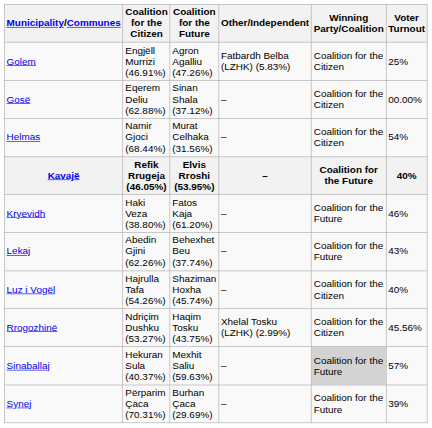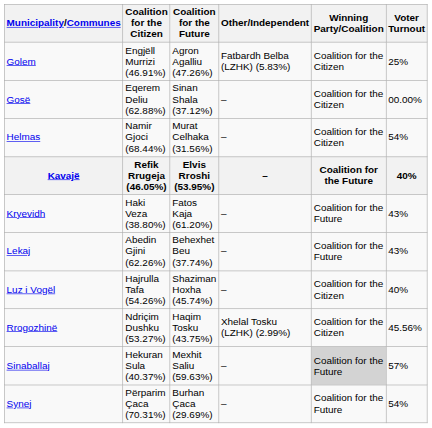(398, 213) 46% -> (398, 213) 43%
(398, 404) 39% -> (398, 404) 54%
